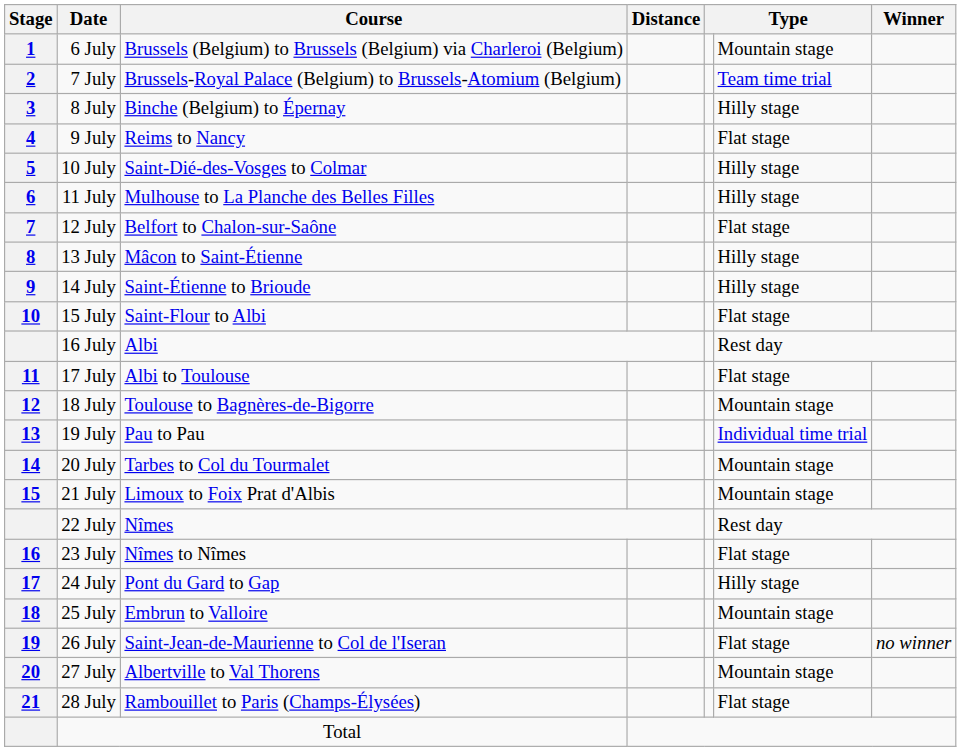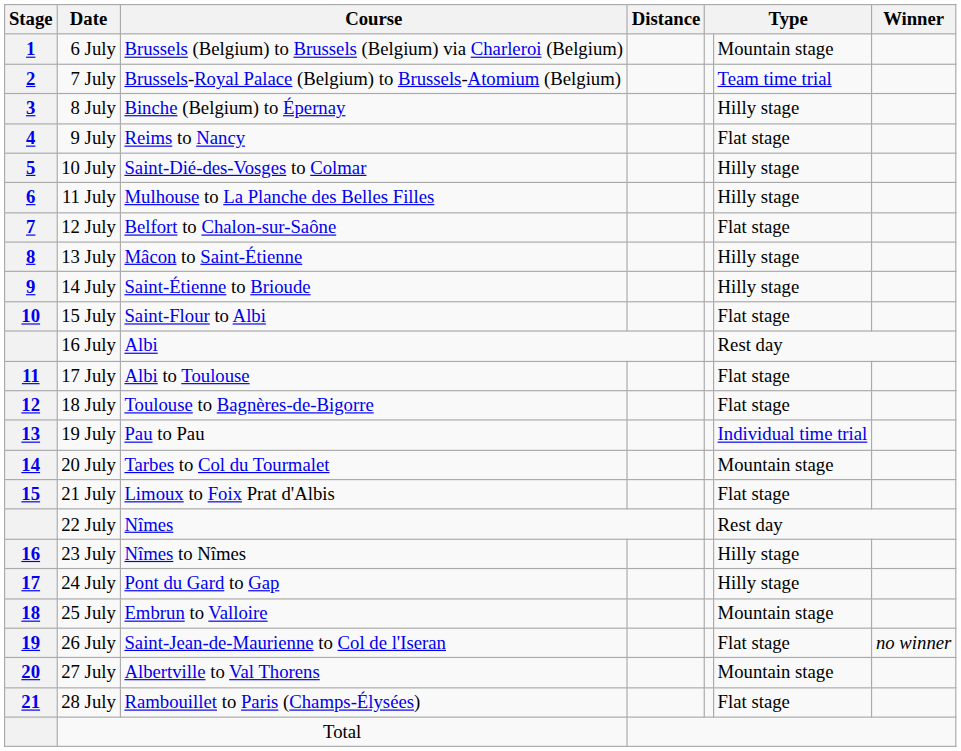(776, 405) Mountain stage -> (754, 405) Flat stage
(776, 494) Mountain stage -> (754, 494) Flat stage
(754, 553) Flat stage -> (758, 553) Hilly stage
